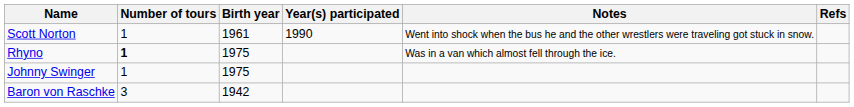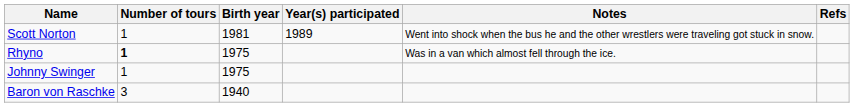(236, 33) 1961 -> (236, 33) 1981
(299, 33) 1990 -> (299, 33) 1989
(236, 92) 1942 -> (236, 92) 1940
